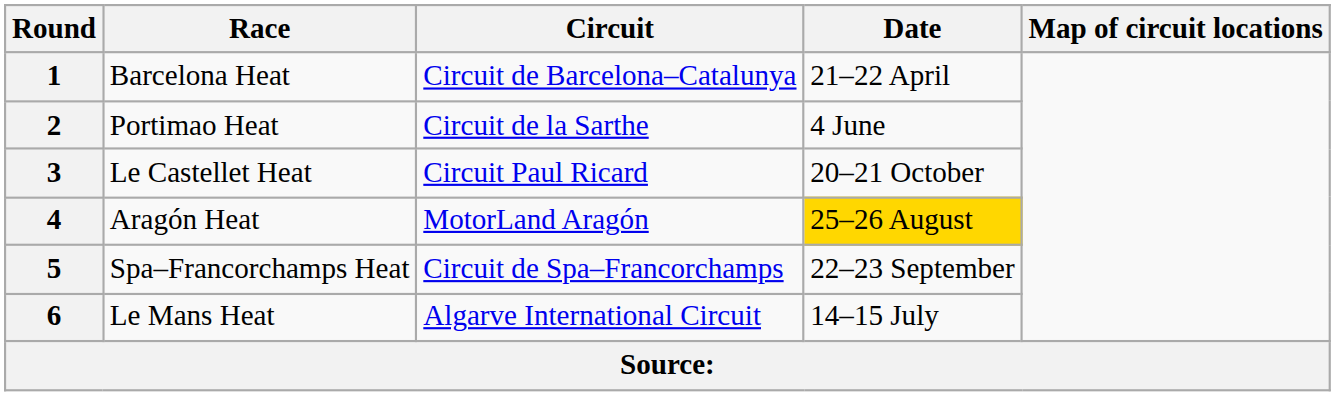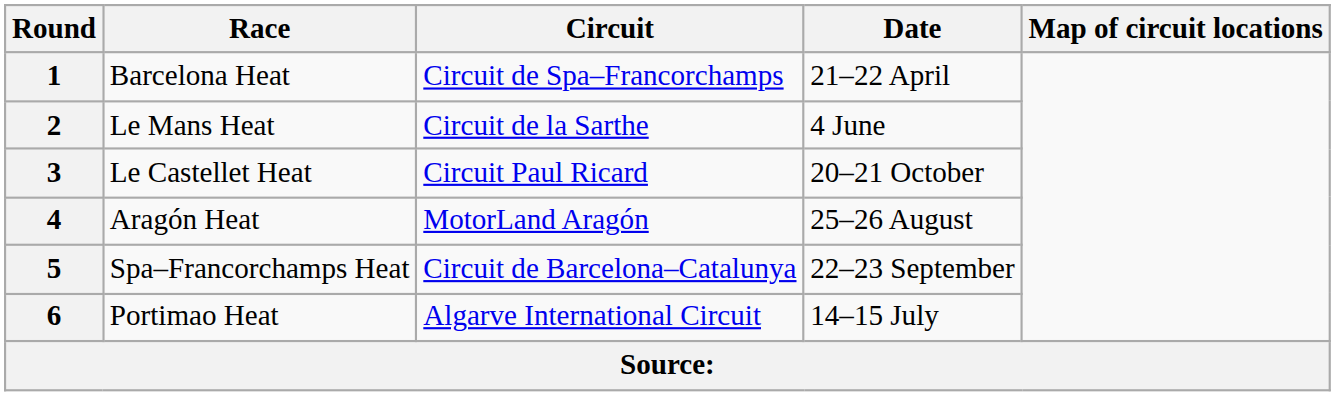(610, 76) Circuit de Barcelona–Catalunya -> (603, 76) Circuit de Spa–Francorchamps
(194, 124) Portimao Heat -> (192, 124) Le Mans Heat
(892, 220) gold background -> (892, 220) no background
(603, 268) Circuit de Spa–Francorchamps -> (610, 268) Circuit de Barcelona–Catalunya
(192, 316) Le Mans Heat -> (194, 316) Portimao Heat
